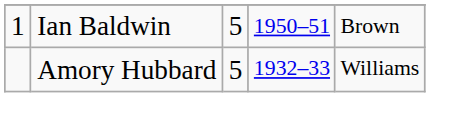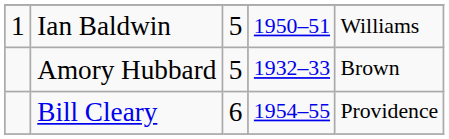(370, 26) Brown -> (380, 26) Williams
(380, 69) Williams -> (370, 69) Brown
+ row: (97, 112)
